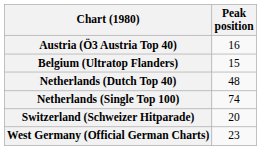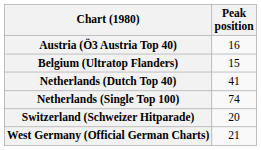(234, 81) 48 -> (234, 81) 41
(234, 136) 23 -> (234, 136) 21
